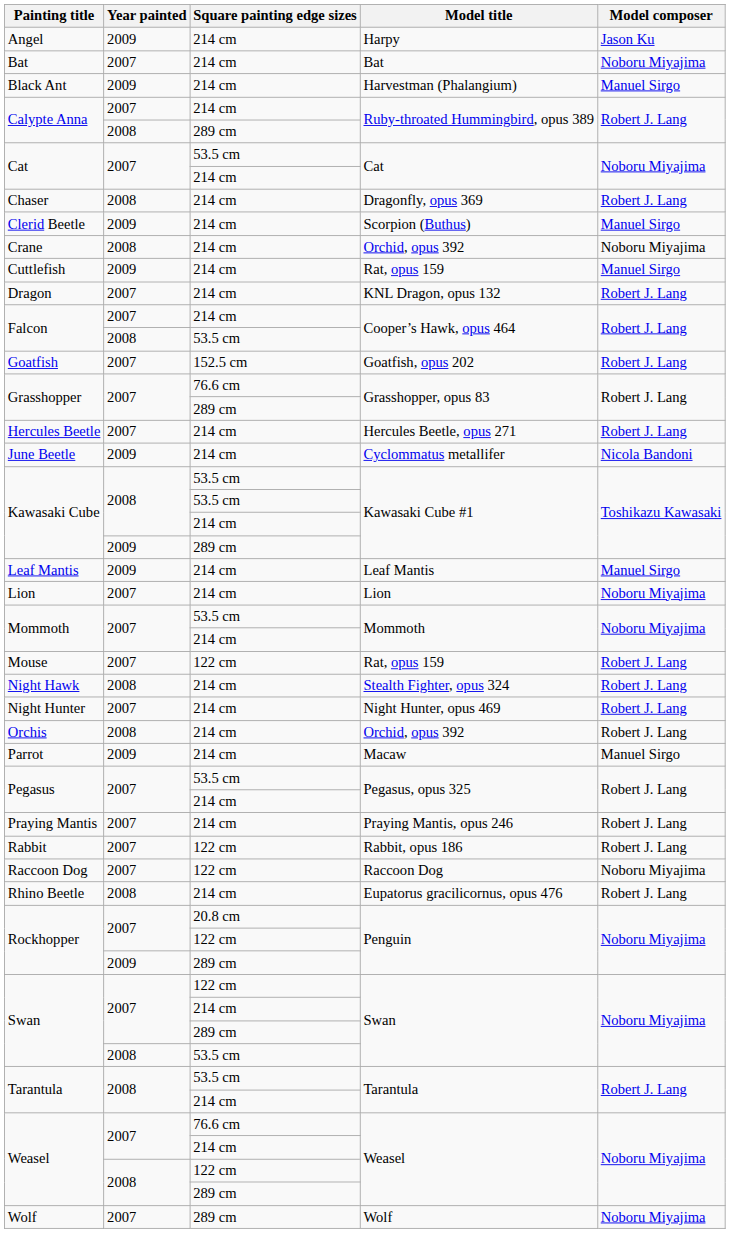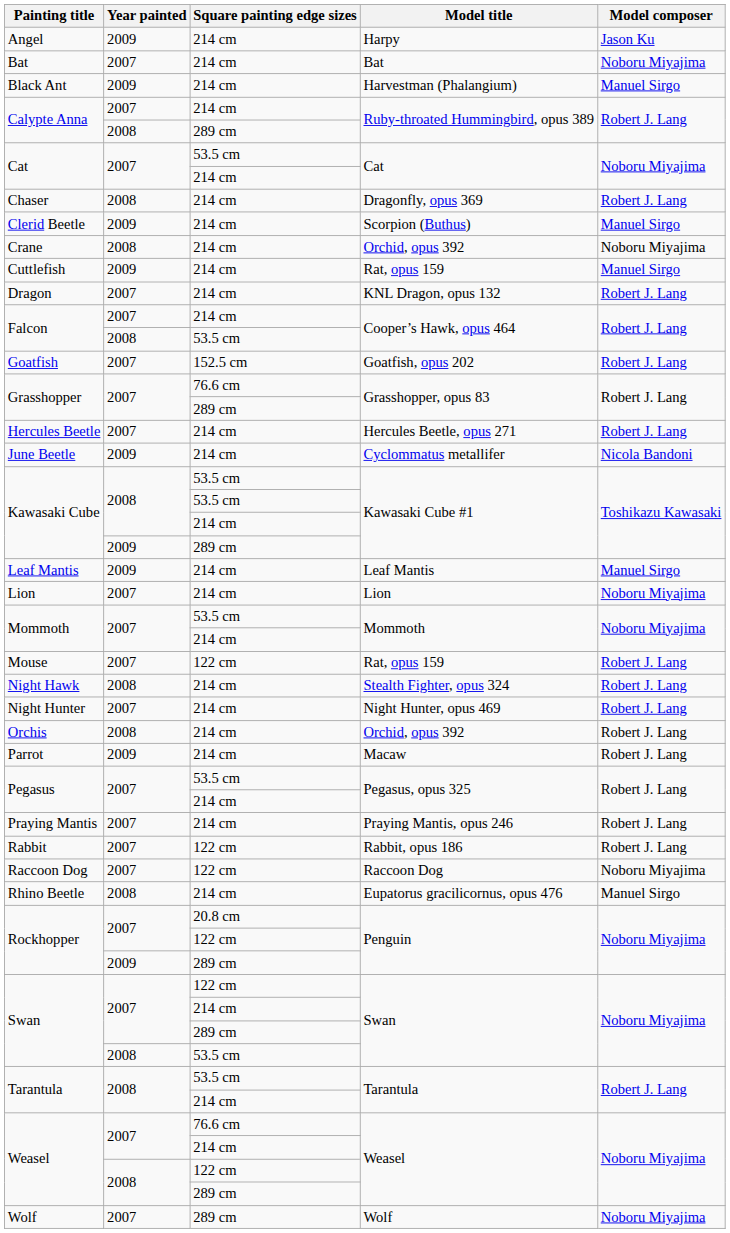(640, 754) Manuel Sirgo -> (644, 754) Robert J. Lang
(644, 893) Robert J. Lang -> (640, 893) Manuel Sirgo
